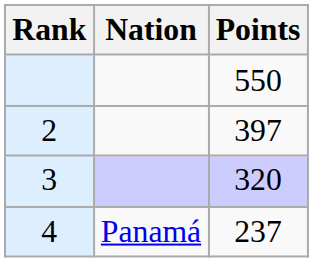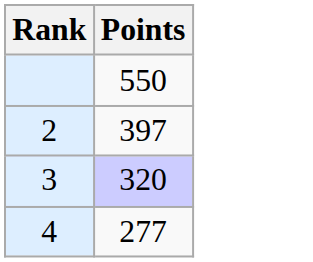- column: (151, 29)
(258, 230) 237 -> (143, 230) 277
